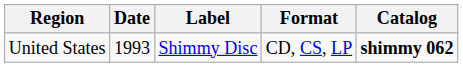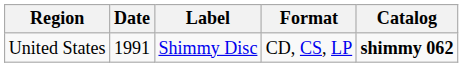(132, 47) 1993 -> (132, 47) 1991
